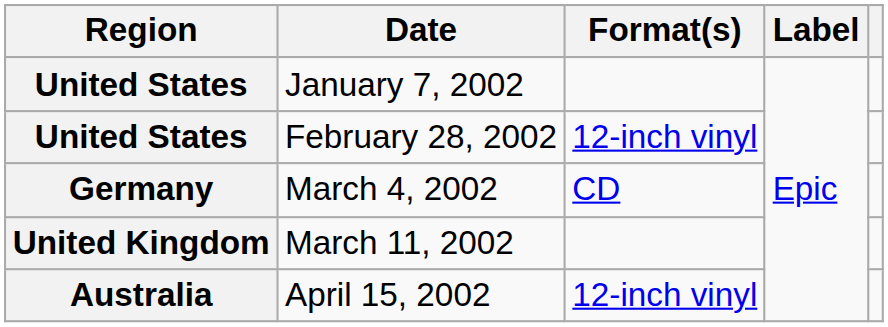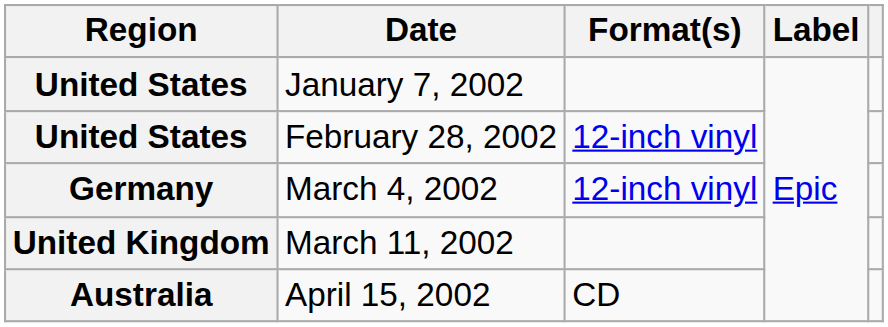(596, 189) CD -> (665, 189) 12-inch vinyl
(665, 294) 12-inch vinyl -> (596, 294) CD
